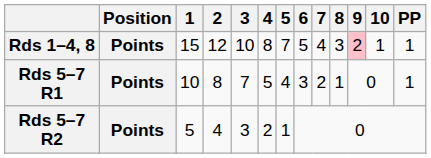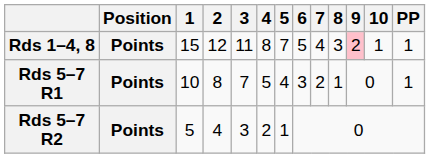(245, 45) 10 -> (244, 45) 11
